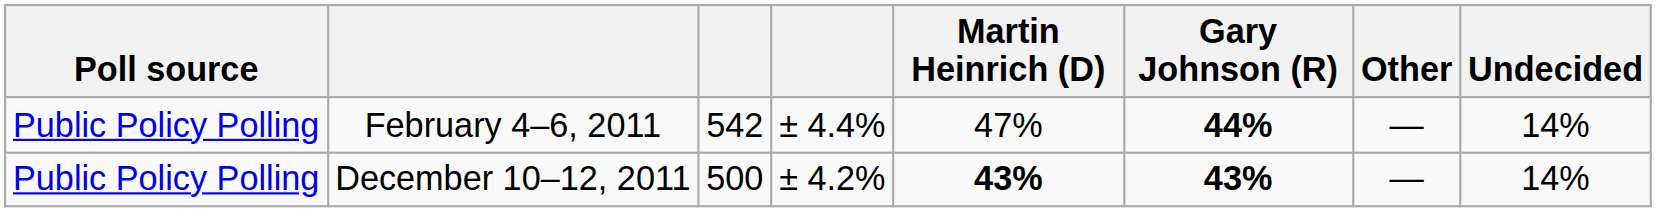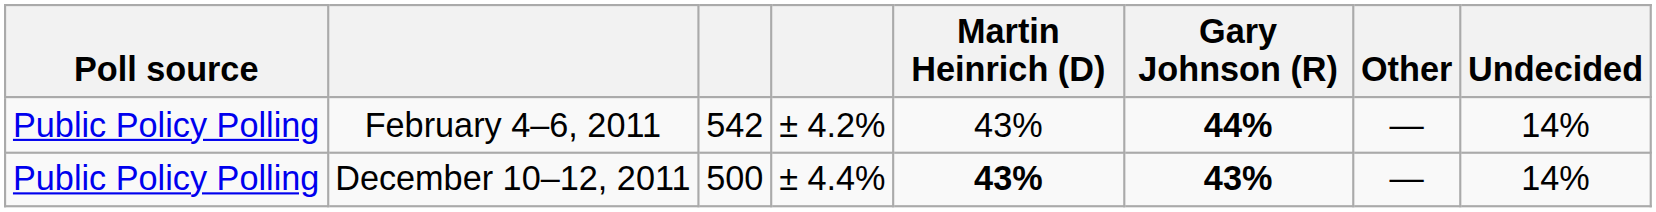(832, 124) ± 4.4% -> (832, 124) ± 4.2%
(1008, 124) 47% -> (1008, 124) 43%
(832, 178) ± 4.2% -> (832, 178) ± 4.4%
